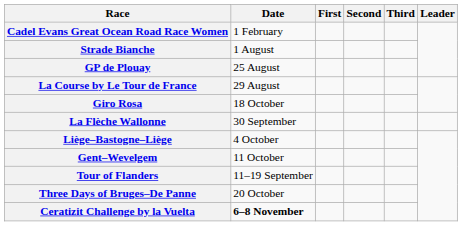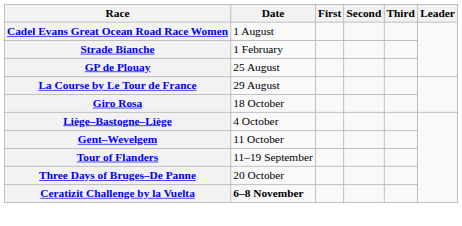(258, 31) 1 February -> (254, 31) 1 August
(254, 49) 1 August -> (258, 49) 1 February
- row: (118, 121)
